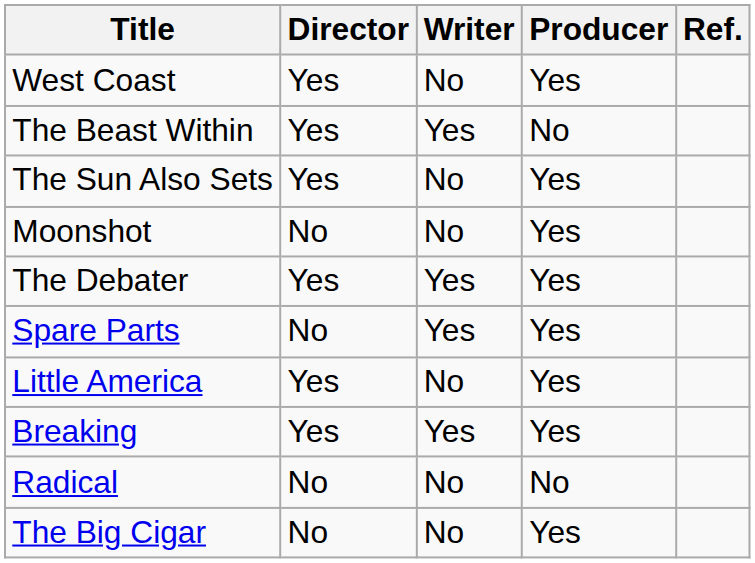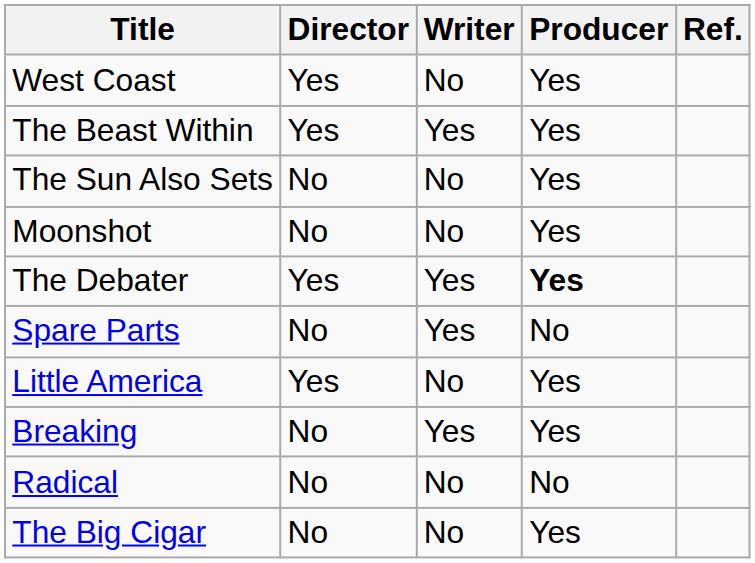(549, 130) No -> (555, 130) Yes
(313, 180) Yes -> (308, 180) No
(555, 280) normal -> (557, 280) bold
(555, 331) Yes -> (549, 331) No
(313, 431) Yes -> (308, 431) No
